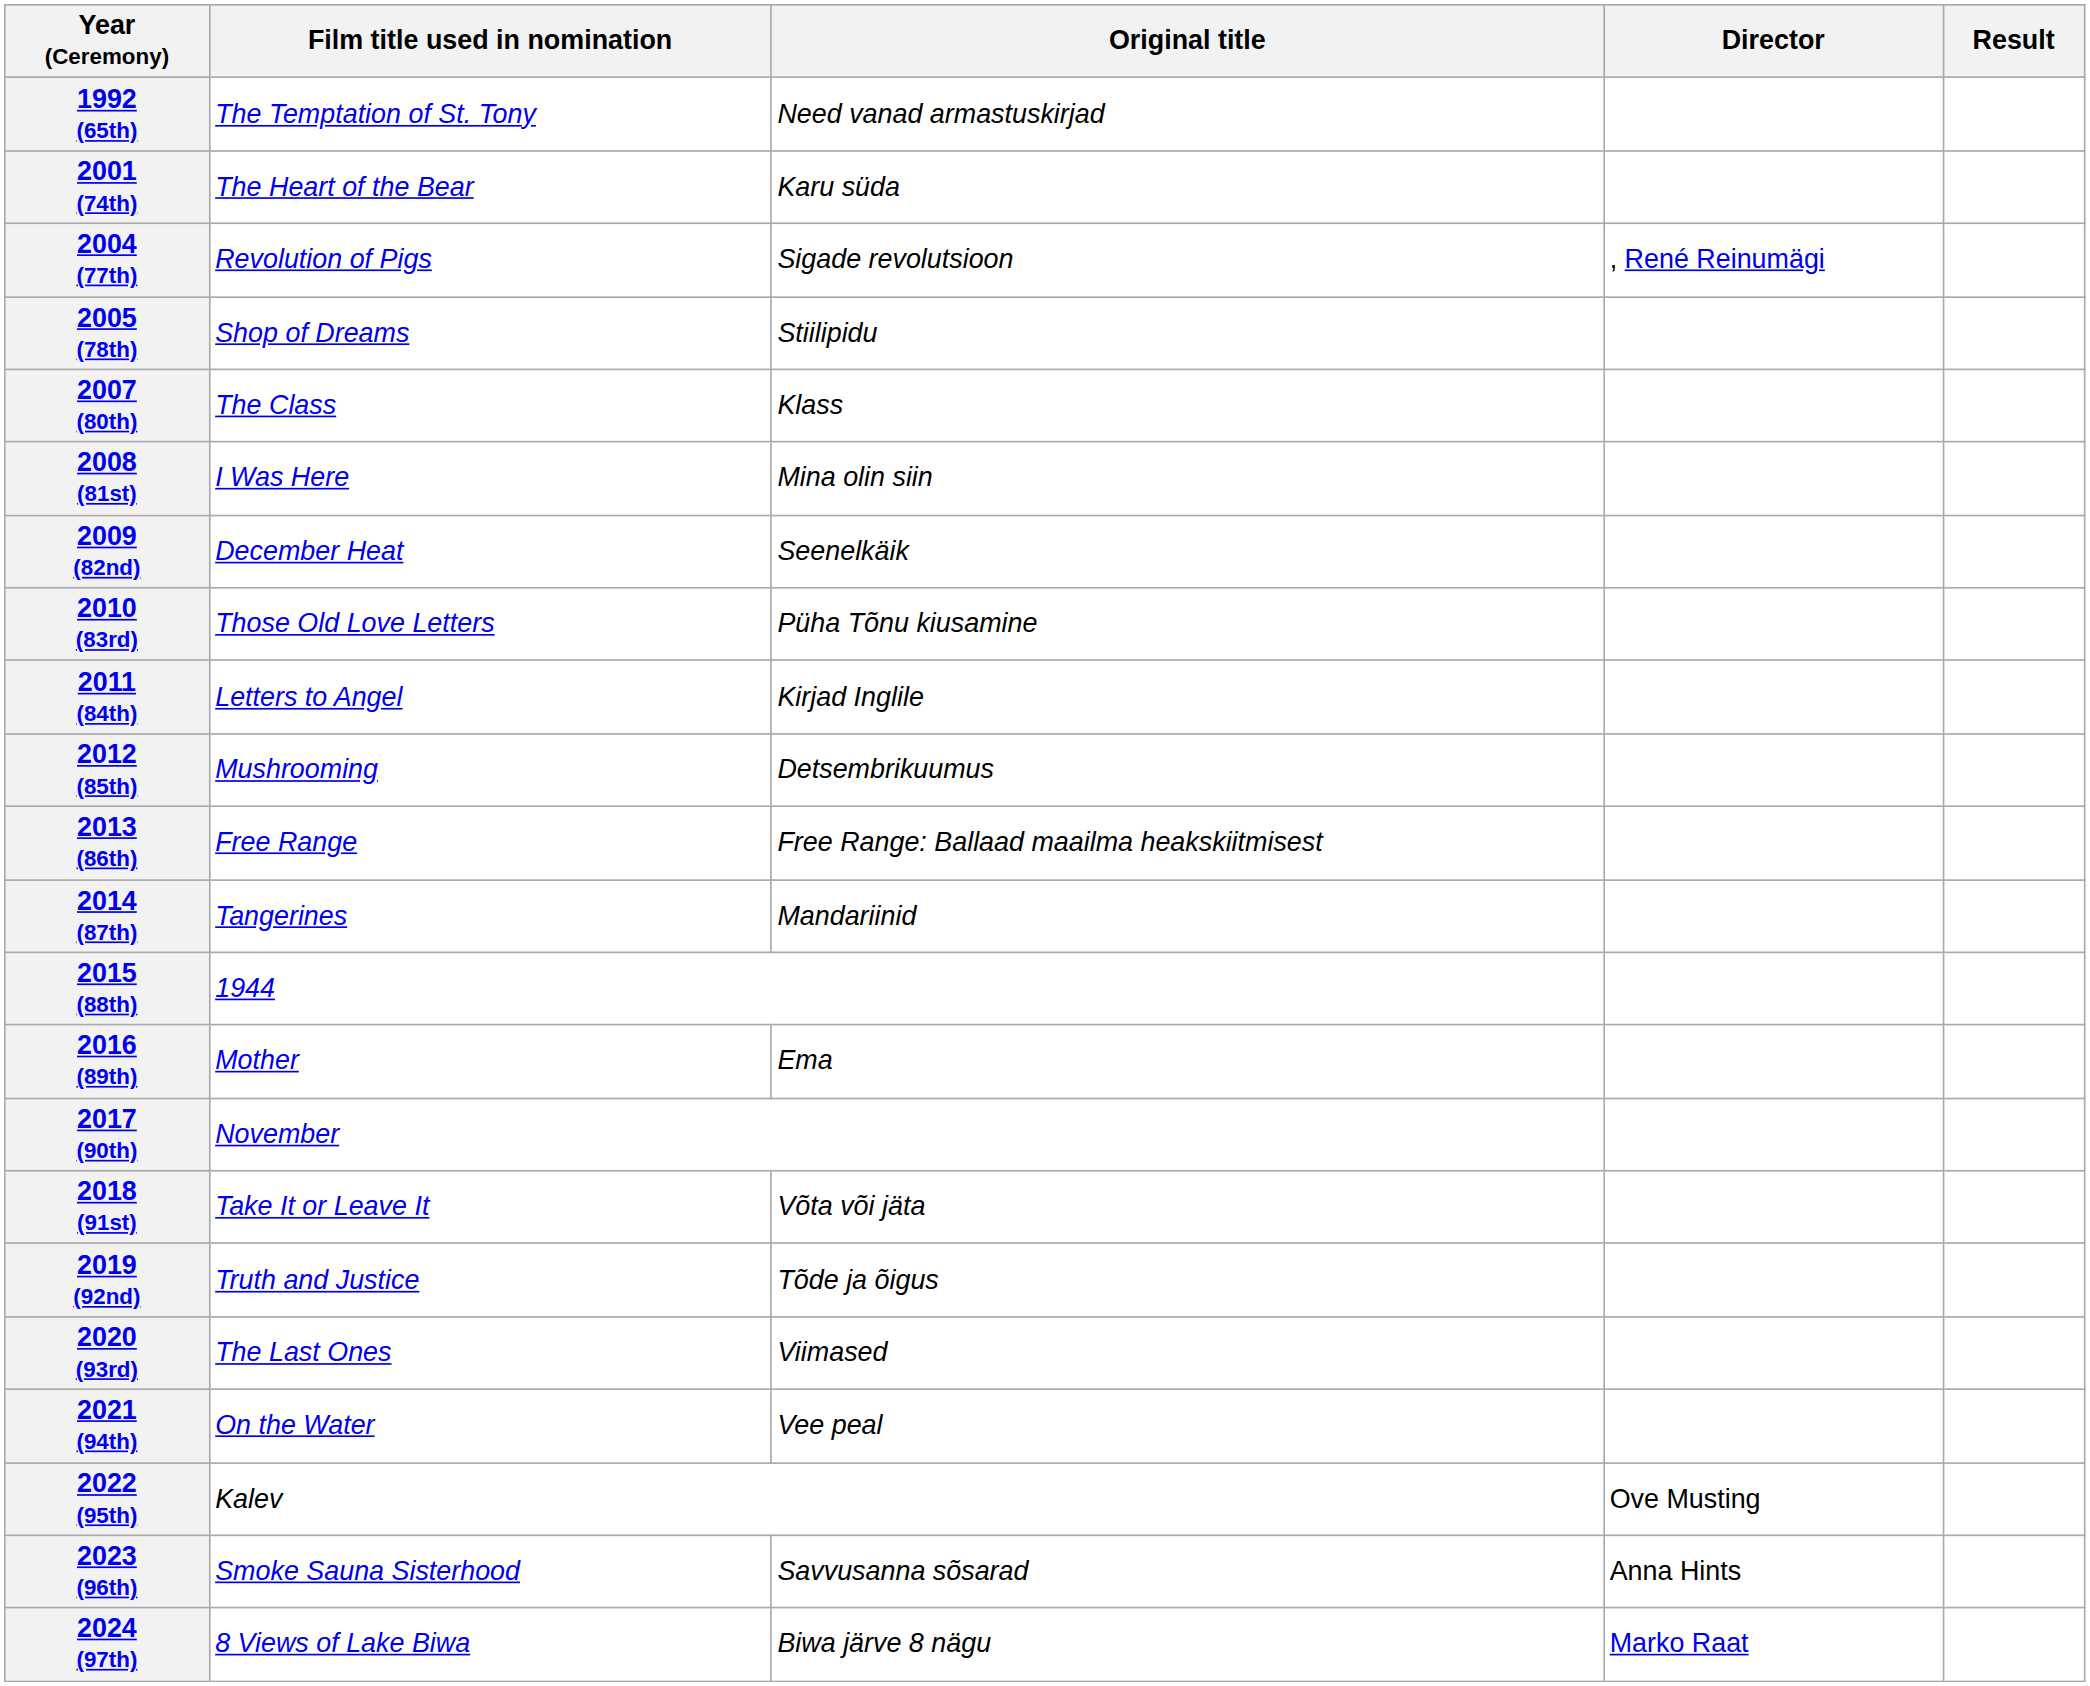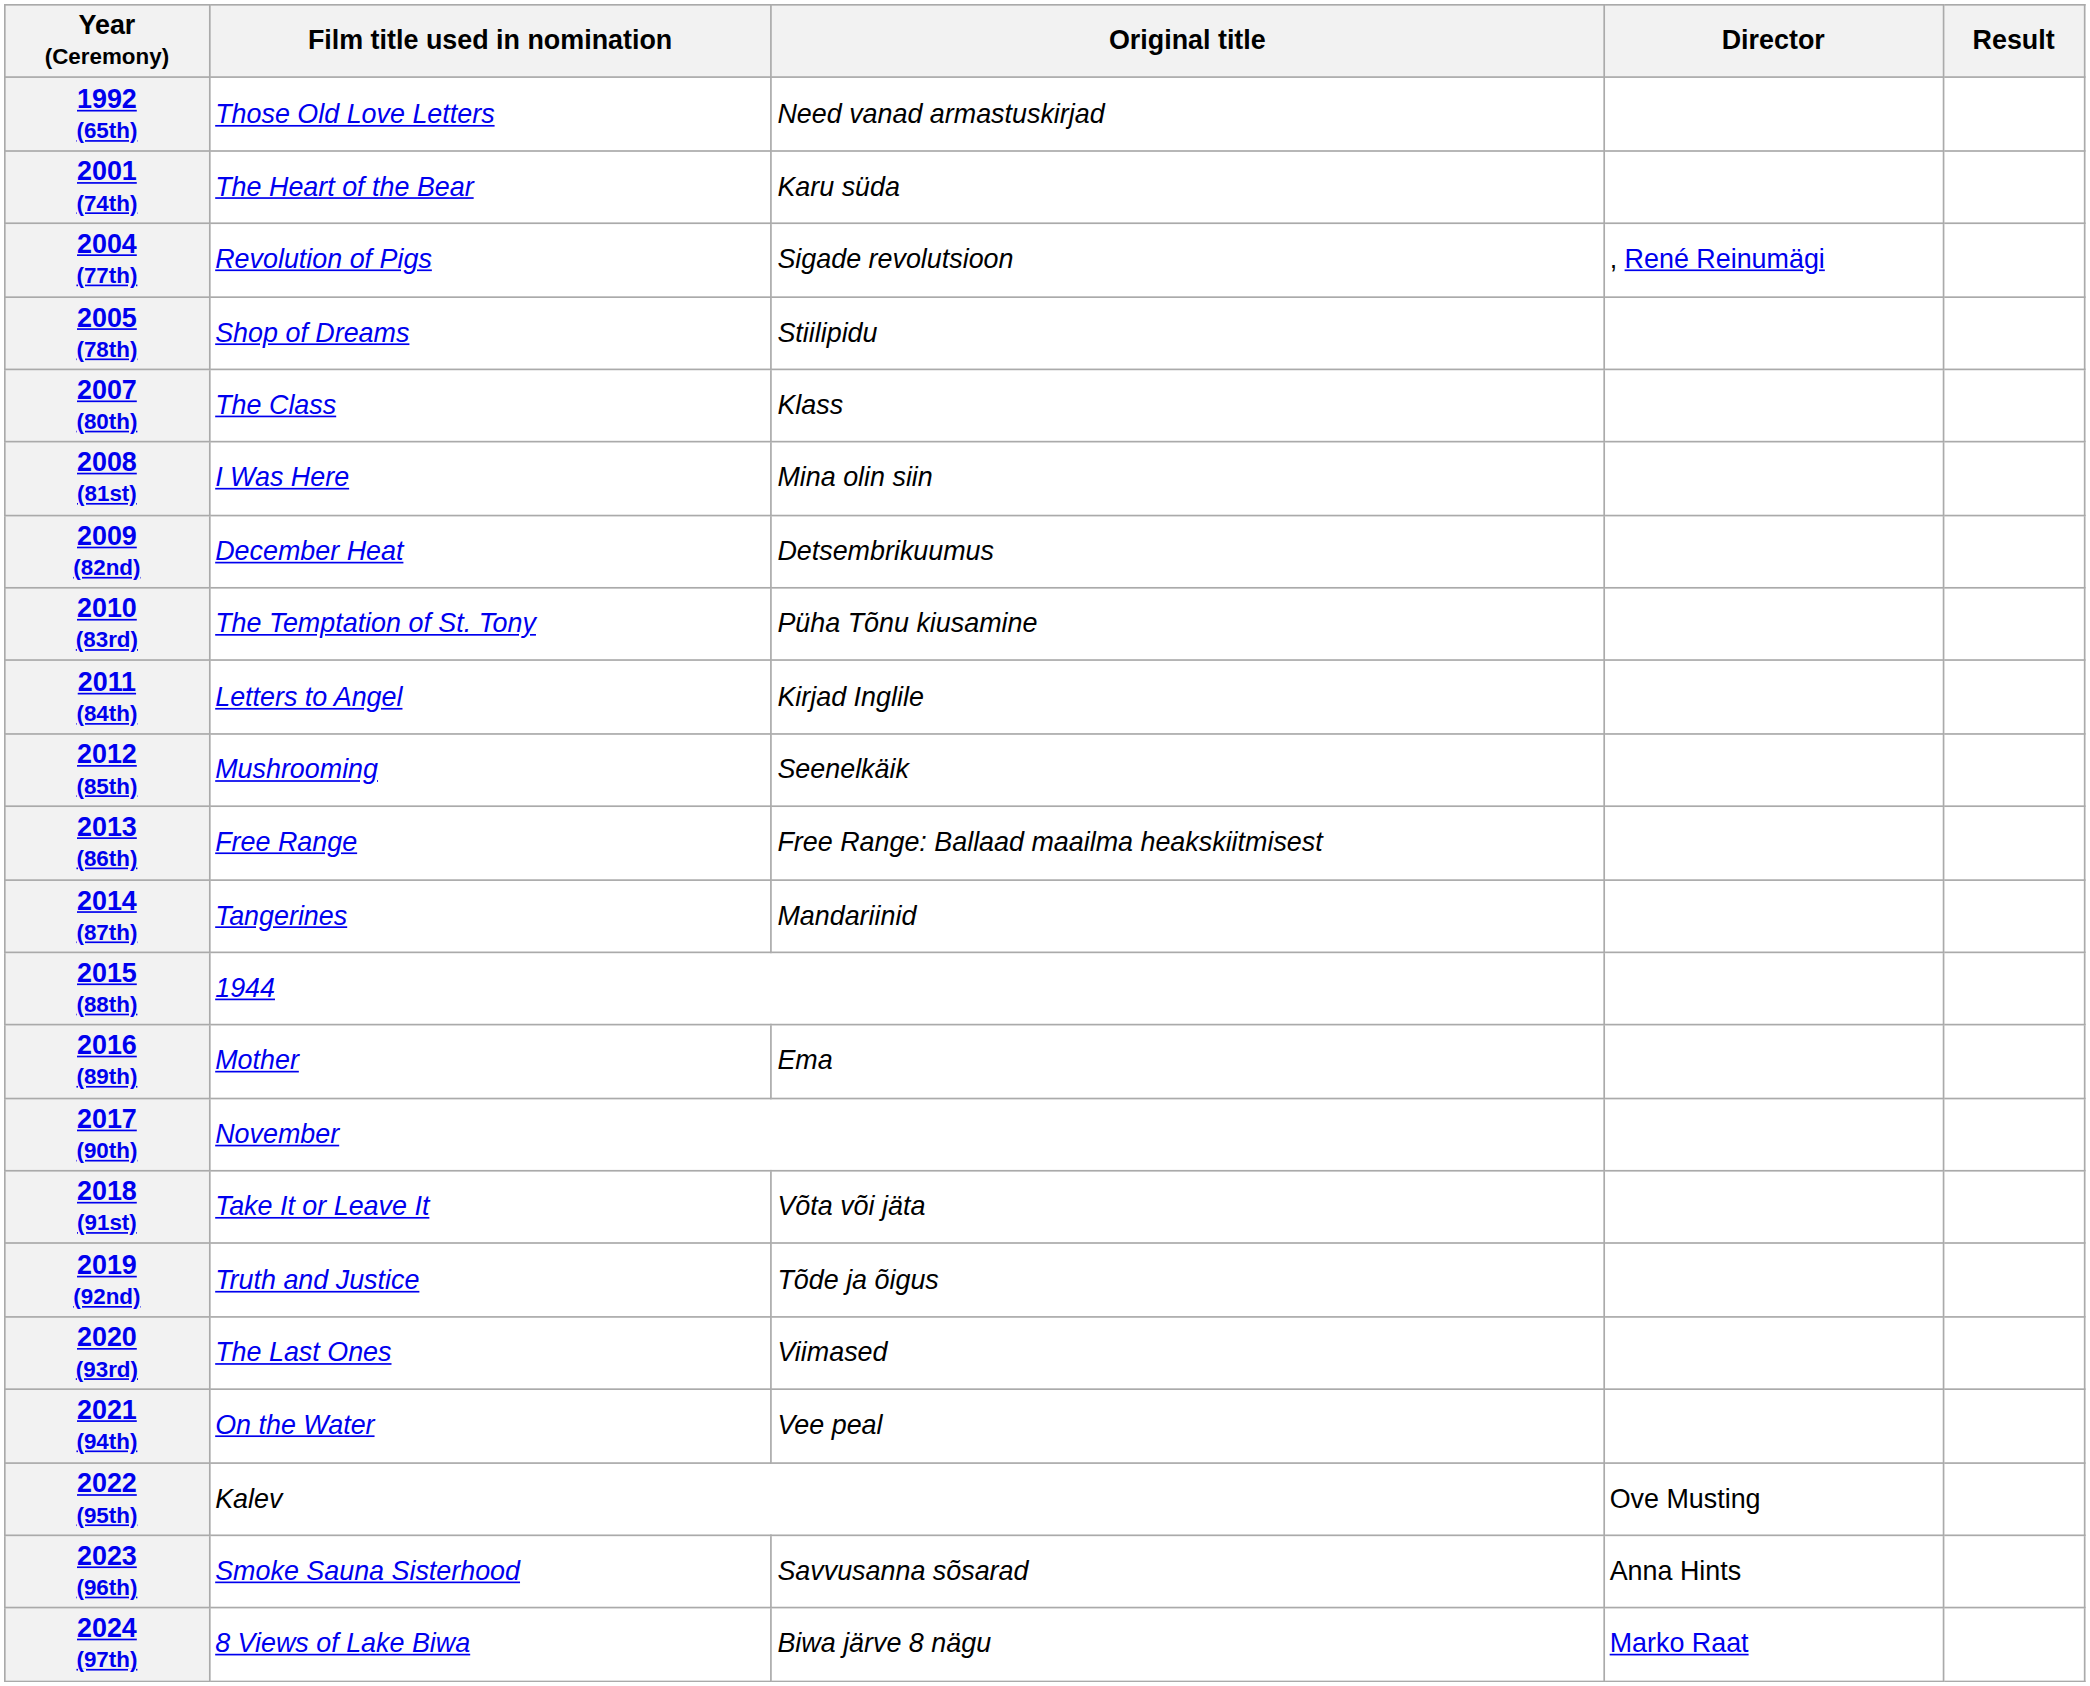(376, 113) The Temptation of St. Tony -> (355, 113) Those Old Love Letters
(843, 551) Seenelkäik -> (886, 551) Detsembrikuumus
(355, 623) Those Old Love Letters -> (376, 623) The Temptation of St. Tony
(886, 769) Detsembrikuumus -> (843, 769) Seenelkäik
